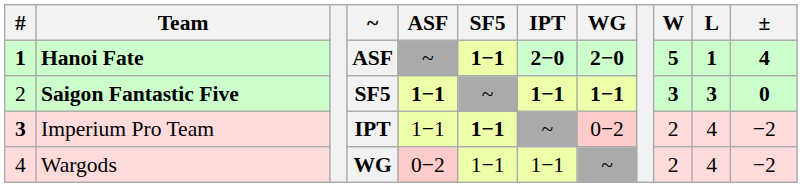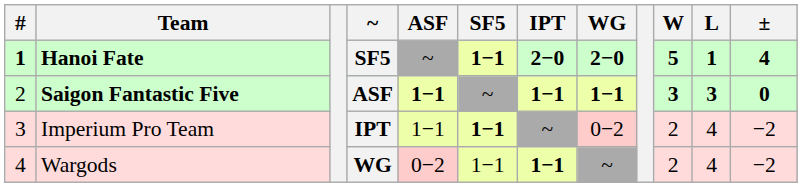(373, 58) ASF -> (373, 58) SF5
(373, 93) SF5 -> (373, 93) ASF
(20, 129) bold -> (20, 129) normal
(547, 164) normal -> (547, 164) bold
